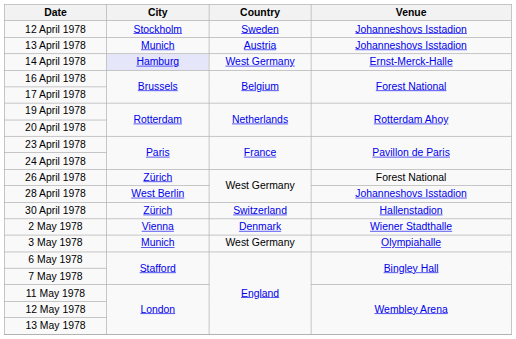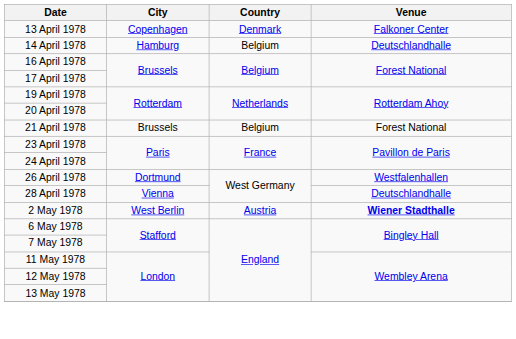- row: (55, 29)
(158, 45) Munich -> (158, 29) Copenhagen
(260, 45) Austria -> (260, 29) Denmark
(411, 45) Johanneshovs Isstadion -> (411, 29) Falkoner Center
(158, 62) lavender background -> (158, 45) no background
(260, 62) West Germany -> (260, 45) Belgium
(411, 62) Ernst-Merck-Halle -> (411, 45) Deutschlandhalle
+ row: (55, 128)
(158, 177) Zürich -> (158, 177) Dortmund
(411, 177) Forest National -> (411, 177) Westfalenhallen
(158, 194) West Berlin -> (158, 194) Vienna
(411, 194) Johanneshovs Isstadion -> (411, 194) Deutschlandhalle
- row: (55, 210)
(158, 227) Vienna -> (158, 210) West Berlin
(260, 227) Denmark -> (260, 210) Austria
(411, 227) normal -> (411, 210) bold
- row: (55, 243)
